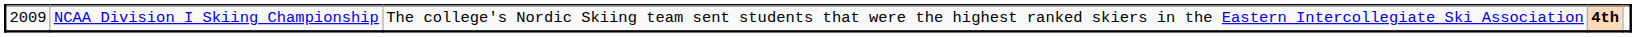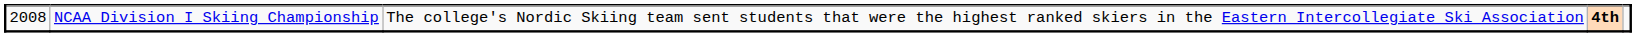(28, 18) 2009 -> (28, 18) 2008
